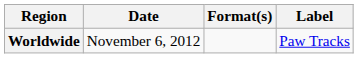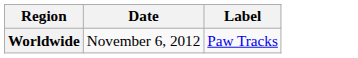- column: (240, 16)
